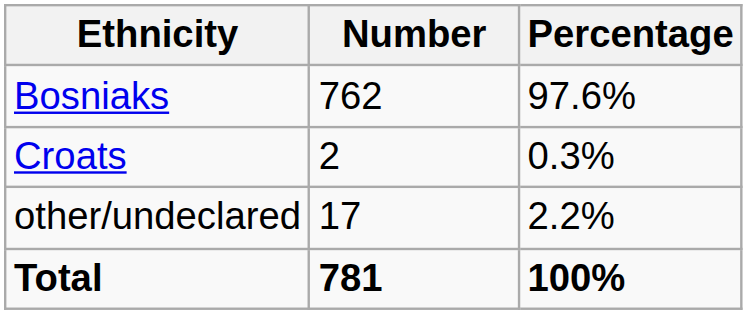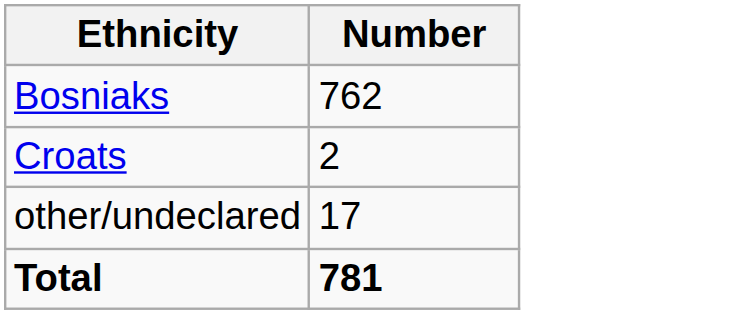- column: (631, 34)
